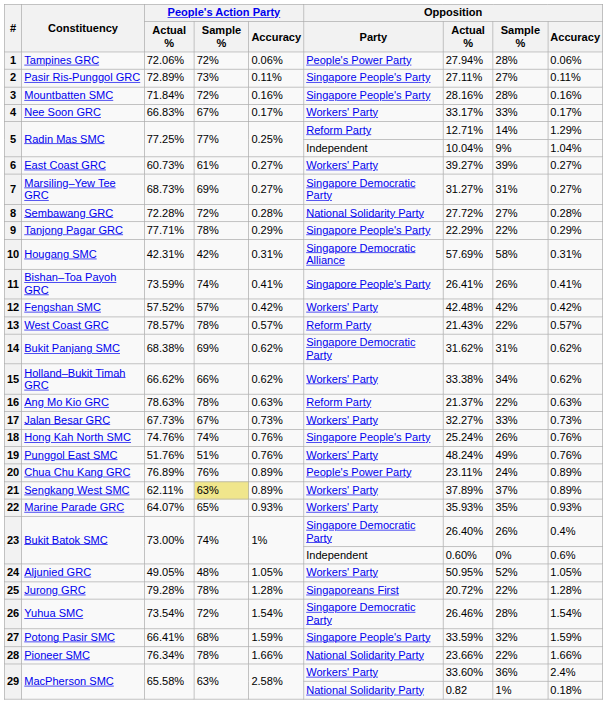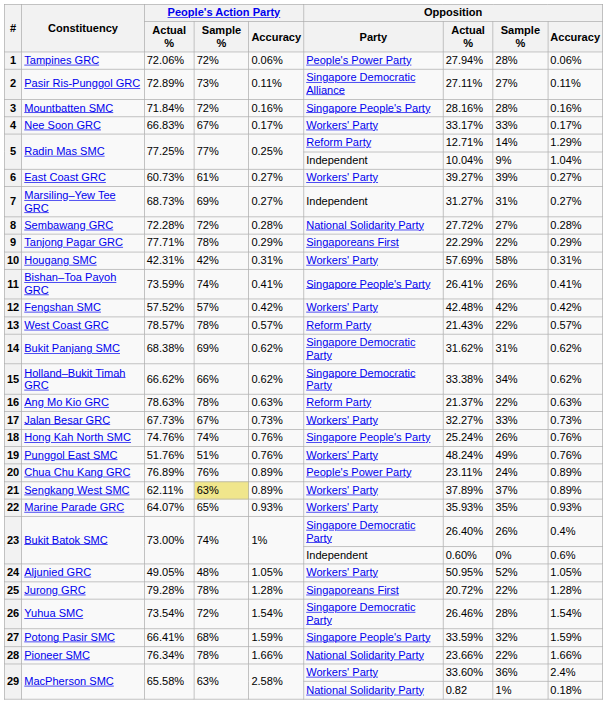(368, 78) Singapore People's Party -> (361, 84) Singapore Democratic Alliance
(361, 189) Singapore Democratic Party -> (337, 201) Independent
(368, 230) Singapore People's Party -> (353, 243) Singaporeans First
(361, 254) Singapore Democratic Alliance -> (342, 260) Workers' Party
(342, 379) Workers' Party -> (361, 379) Singapore Democratic Party
